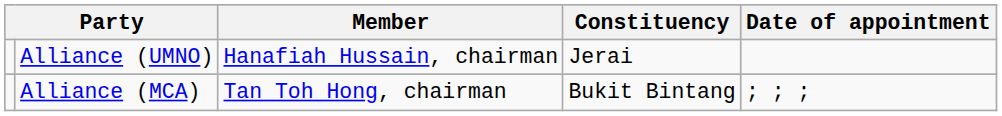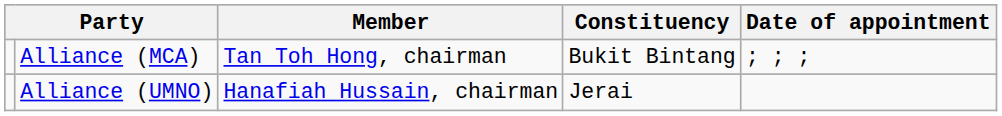rows swapped: (110, 92) <-> (117, 57)
